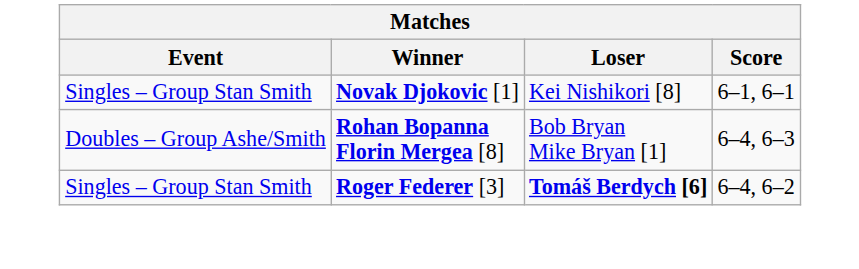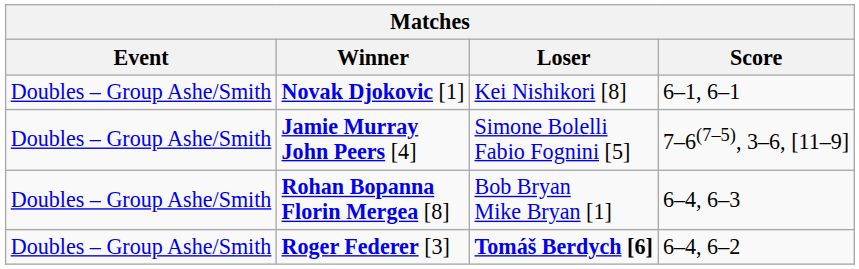(188, 92) Singles – Group Stan Smith -> (141, 92) Doubles – Group Ashe/Smith
+ row: (350, 139)
(188, 186) Singles – Group Stan Smith -> (141, 246) Doubles – Group Ashe/Smith
